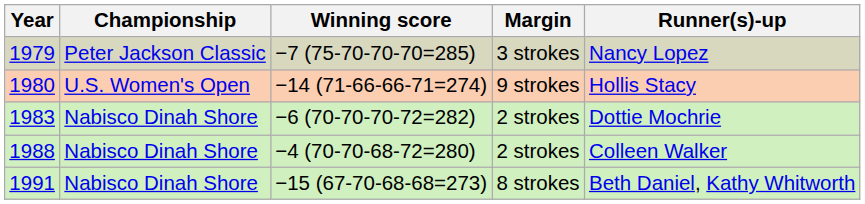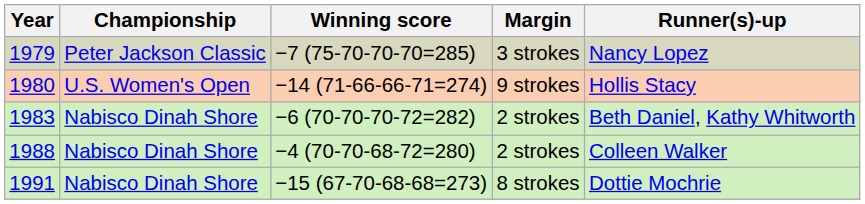(655, 118) Dottie Mochrie -> (722, 118) Beth Daniel, Kathy Whitworth
(722, 183) Beth Daniel, Kathy Whitworth -> (655, 183) Dottie Mochrie
